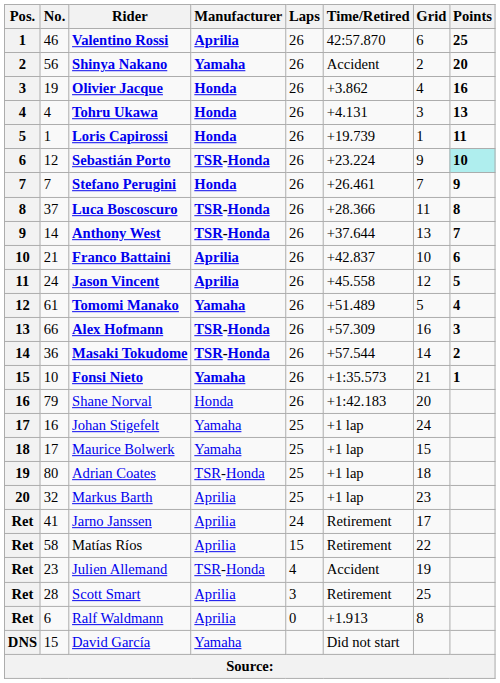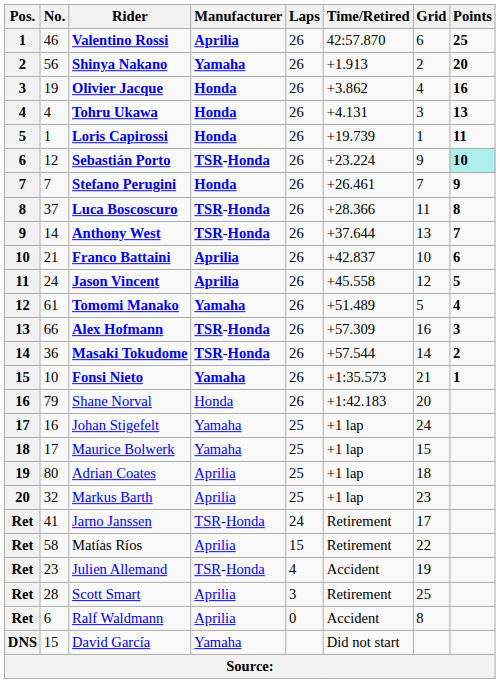(353, 64) Accident -> (347, 64) +1.913
(230, 473) TSR-Honda -> (215, 473) Aprilia
(215, 521) Aprilia -> (230, 521) TSR-Honda
(347, 618) +1.913 -> (353, 618) Accident
